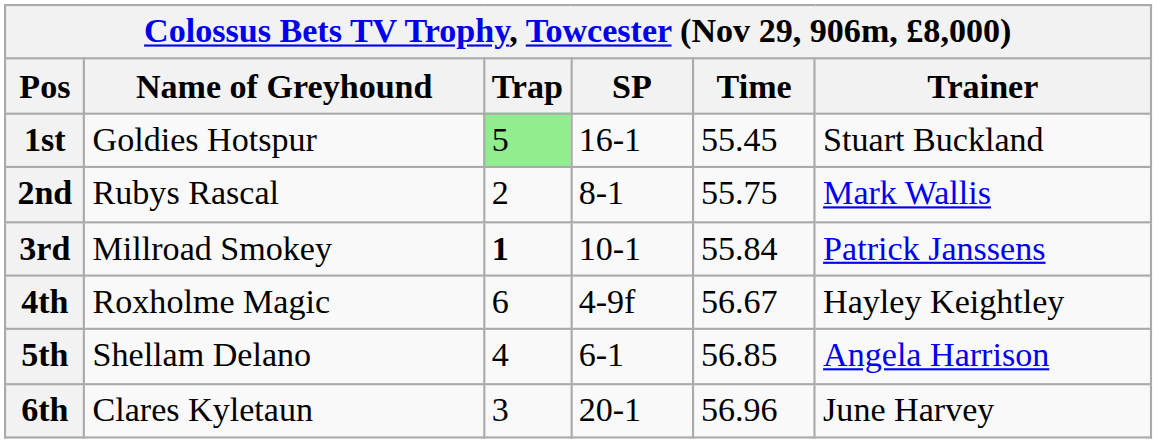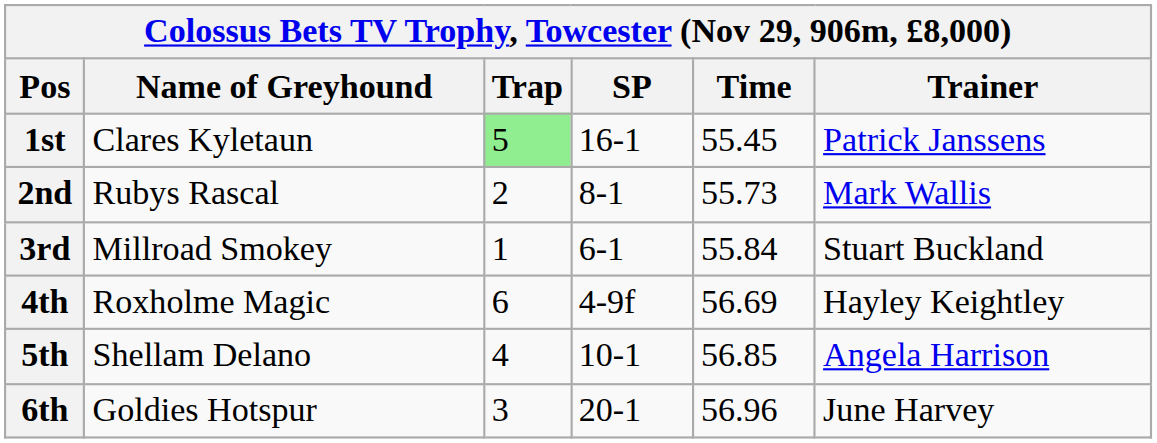(205, 139) Goldies Hotspur -> (203, 139) Clares Kyletaun
(933, 139) Stuart Buckland -> (934, 139) Patrick Janssens
(739, 193) 55.75 -> (739, 193) 55.73
(500, 247) bold -> (500, 247) normal
(610, 247) 10-1 -> (601, 247) 6-1
(934, 247) Patrick Janssens -> (933, 247) Stuart Buckland
(739, 301) 56.67 -> (739, 301) 56.69
(601, 355) 6-1 -> (610, 355) 10-1
(203, 409) Clares Kyletaun -> (205, 409) Goldies Hotspur
